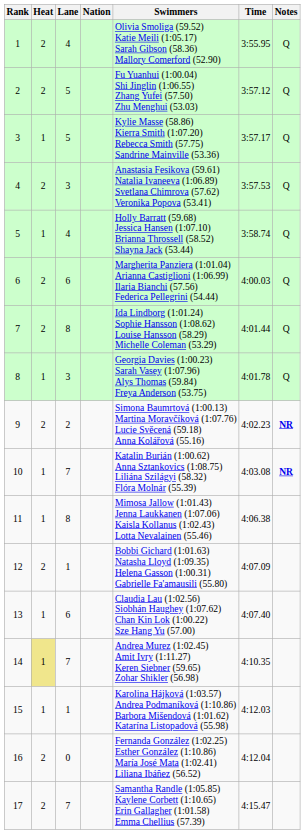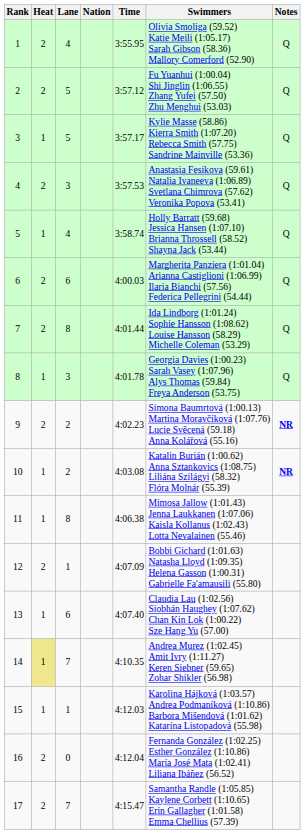columns swapped: (176, 12) <-> (256, 12)
(68, 472) 7 -> (68, 472) 2
